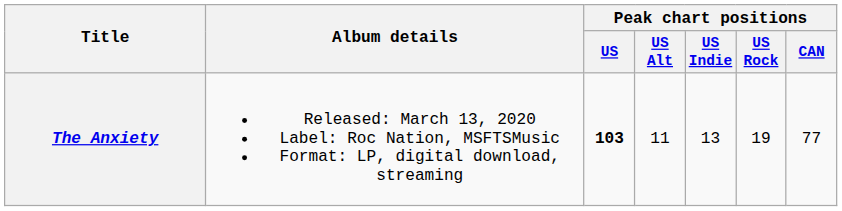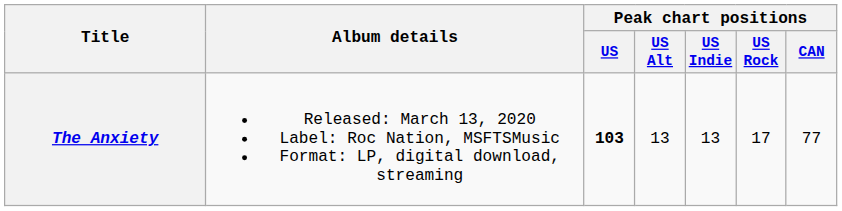(660, 139) 11 -> (660, 139) 13
(761, 139) 19 -> (761, 139) 17
